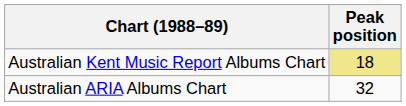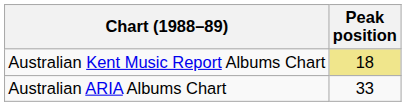(365, 88) 32 -> (365, 88) 33
